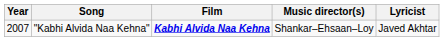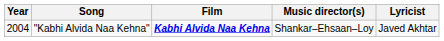(18, 28) 2007 -> (18, 28) 2004
